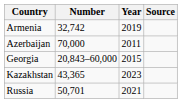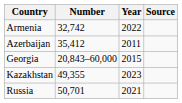(131, 28) 2019 -> (131, 28) 2022
(71, 43) 70,000 -> (71, 43) 35,412
(71, 75) 43,365 -> (71, 75) 49,355
